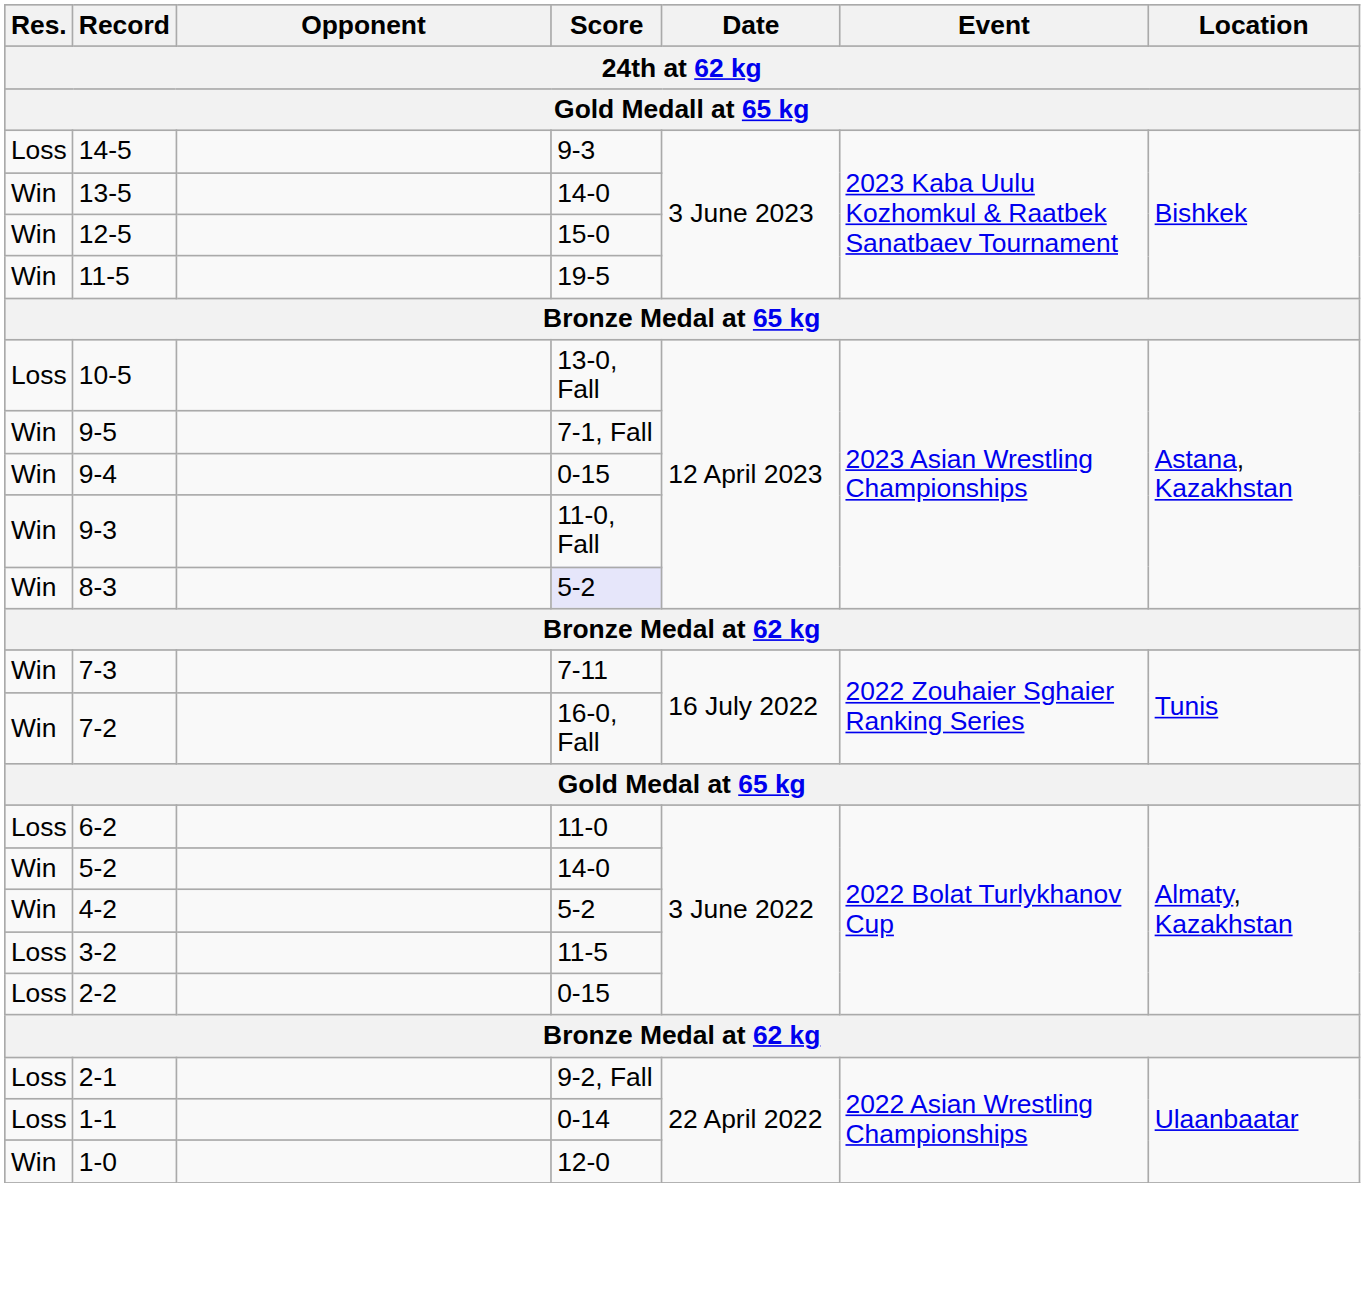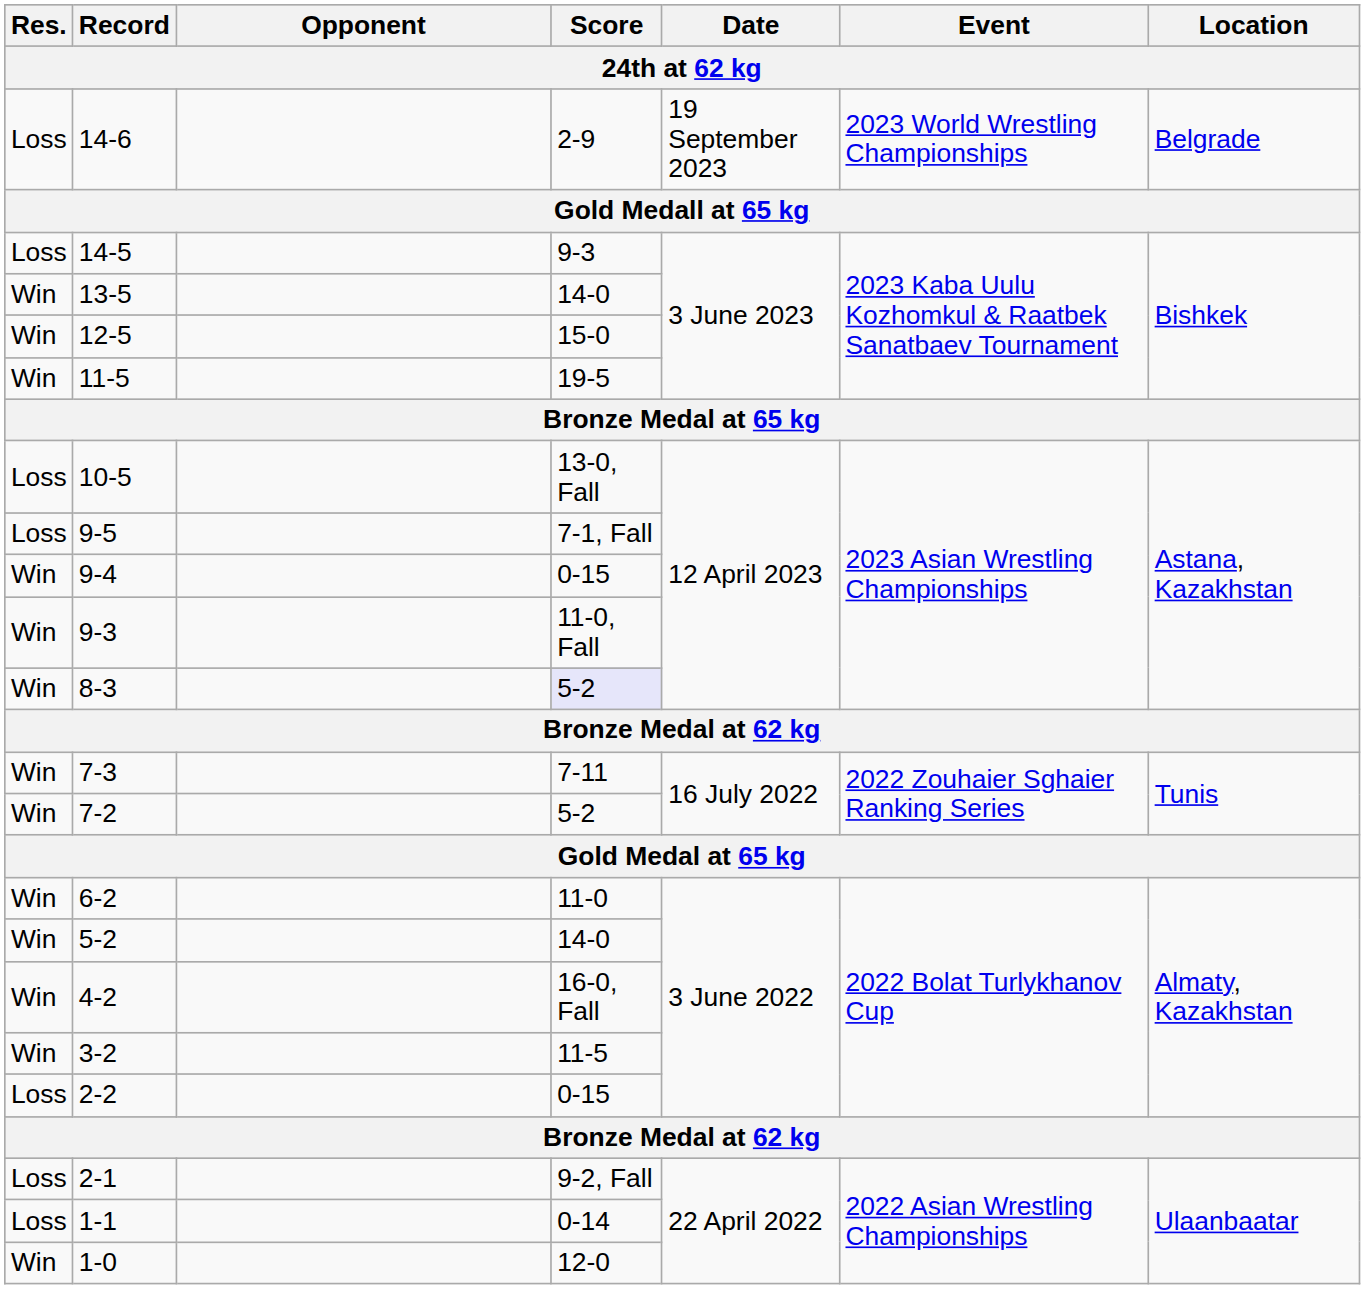+ row: (105, 138)
(34, 431) Win -> (39, 533) Loss
(587, 727) 16-0, Fall -> (576, 814) 5-2
(39, 826) Loss -> (34, 897) Win
(576, 910) 5-2 -> (587, 996) 16-0, Fall
(39, 951) Loss -> (34, 1053) Win
